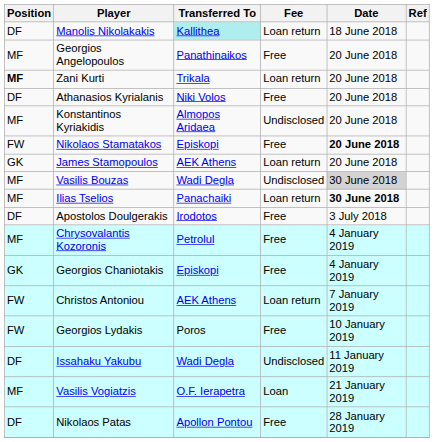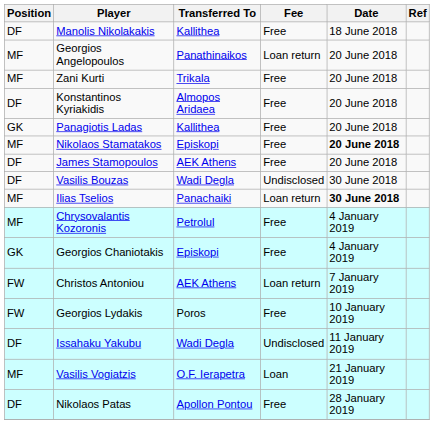(198, 31) paleturquoise background -> (198, 31) no background
(292, 31) Loan return -> (275, 31) Free
(275, 55) Free -> (292, 55) Loan return
(15, 79) bold -> (15, 79) normal
(292, 79) Loan return -> (275, 79) Free
- row: (110, 97)
(15, 121) MF -> (14, 103) DF
(294, 121) Undisclosed -> (275, 103) Free
+ row: (99, 127)
(16, 145) FW -> (15, 145) MF
(15, 162) GK -> (14, 162) DF
(292, 162) Loan return -> (275, 162) Free
(15, 180) MF -> (14, 180) DF
(363, 180) lightgrey background -> (363, 180) no background
- row: (112, 216)
